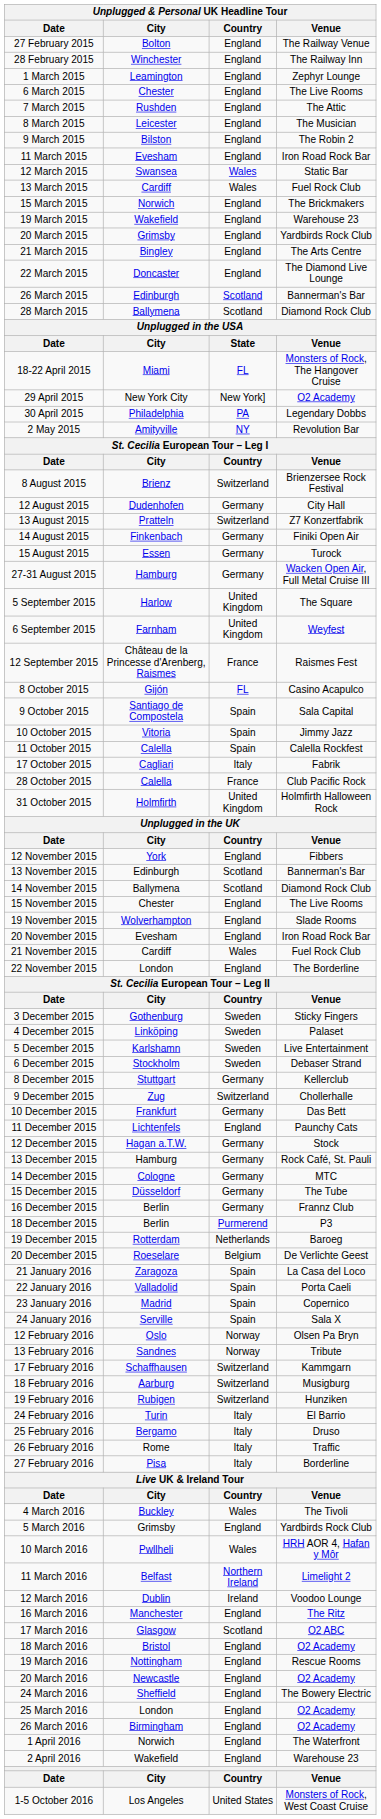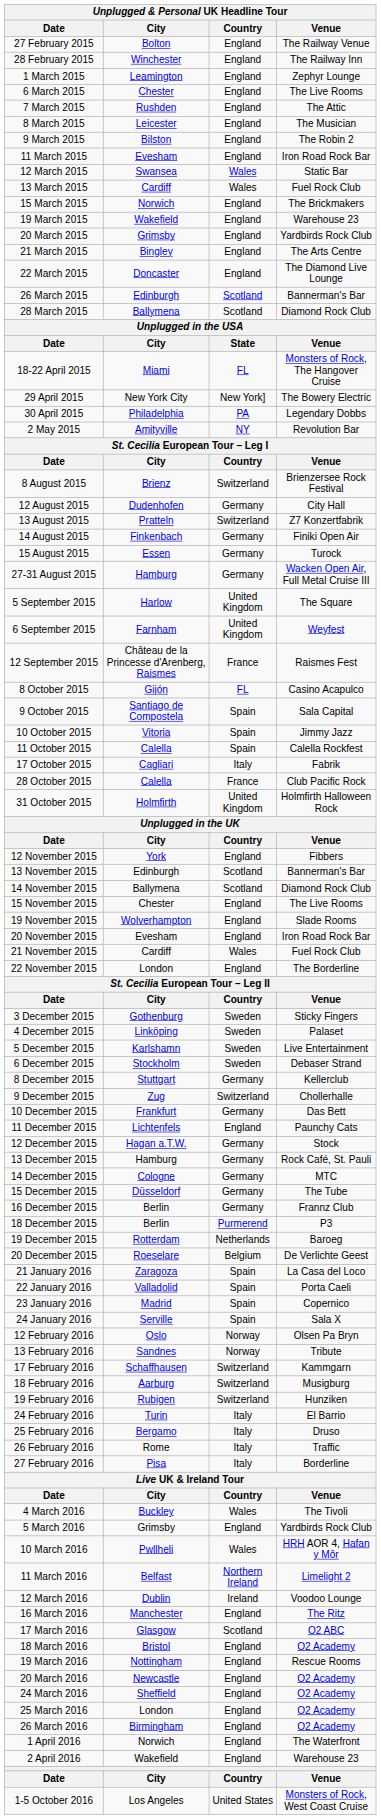(326, 398) O2 Academy -> (326, 398) The Bowery Electric
(326, 1694) The Bowery Electric -> (326, 1694) O2 Academy
